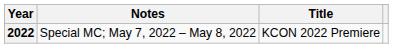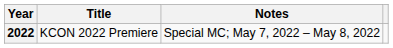columns swapped: (321, 14) <-> (148, 14)
